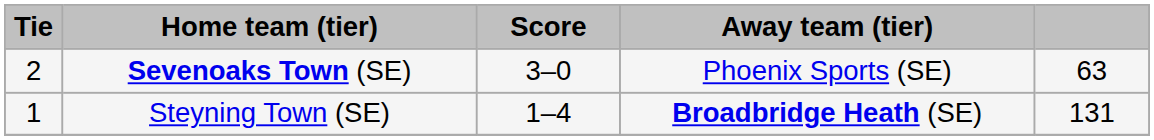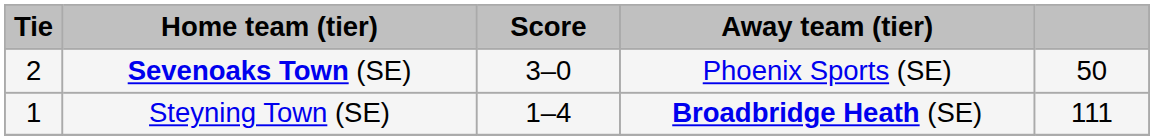(1092, 71) 63 -> (1092, 71) 50
(1092, 114) 131 -> (1092, 114) 111
